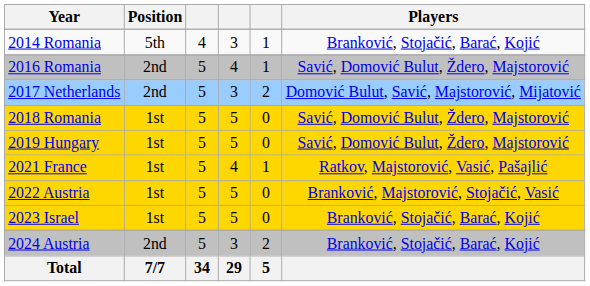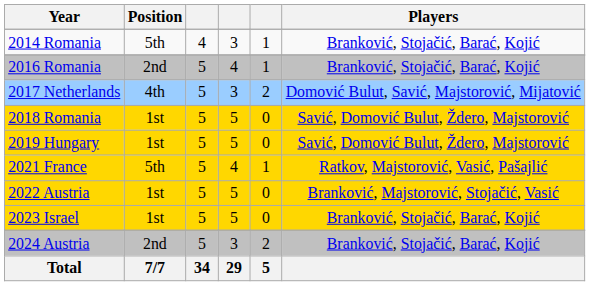(433, 67) Savić, Domović Bulut, Ždero, Majstorović -> (433, 67) Branković, Stojačić, Barać, Kojić
(155, 92) 2nd -> (155, 92) 4th
(155, 167) 1st -> (155, 167) 5th
